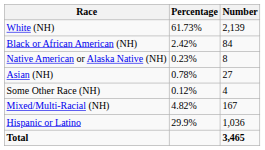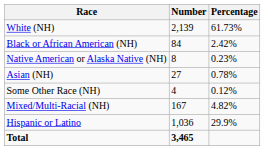columns swapped: (240, 12) <-> (195, 12)
